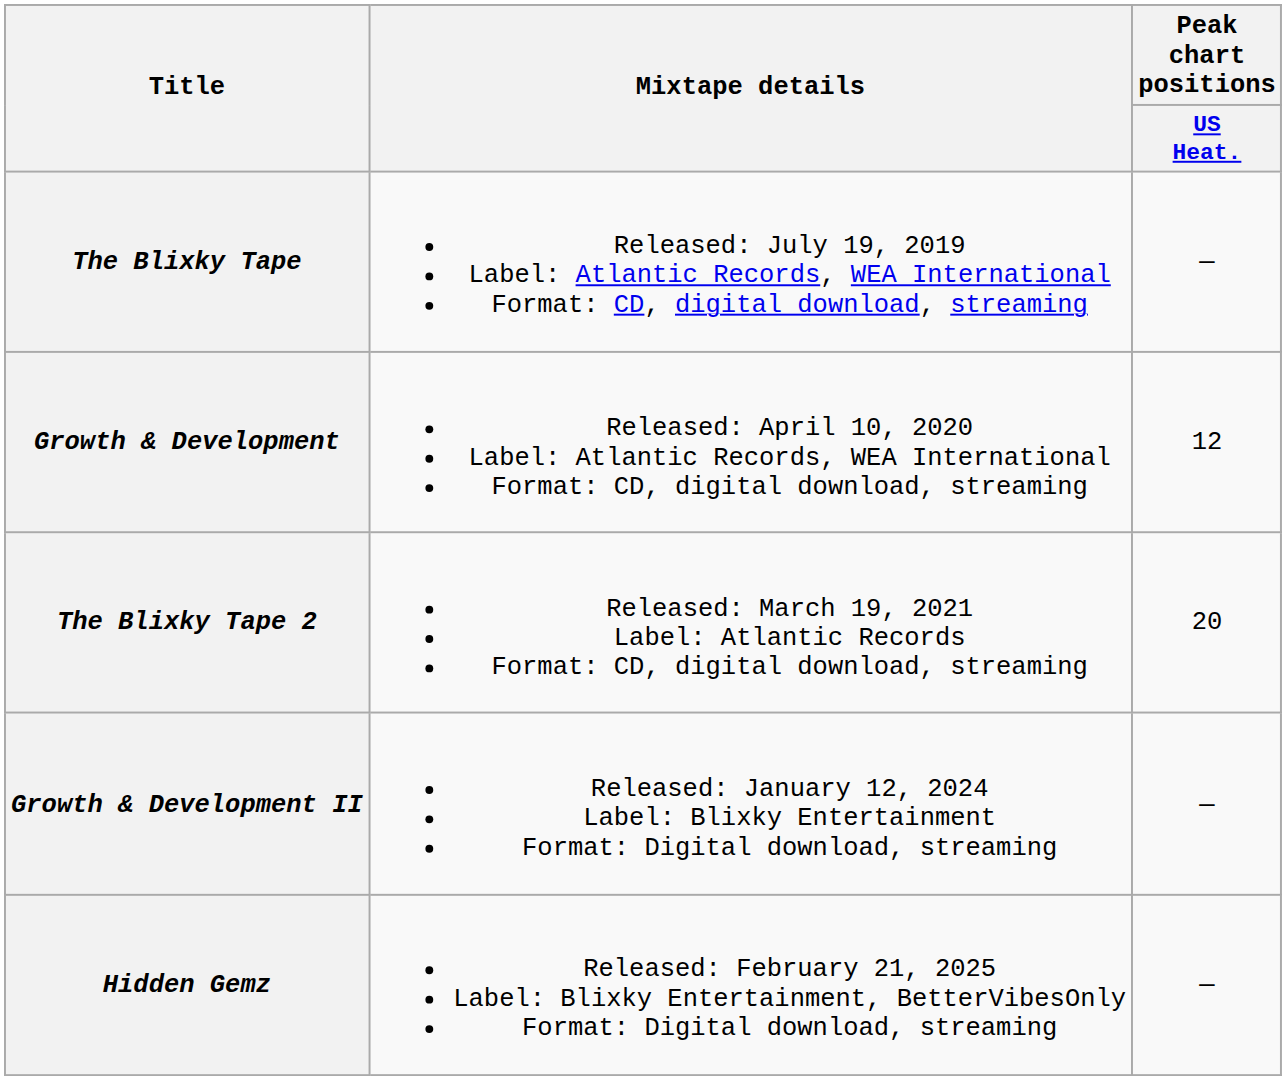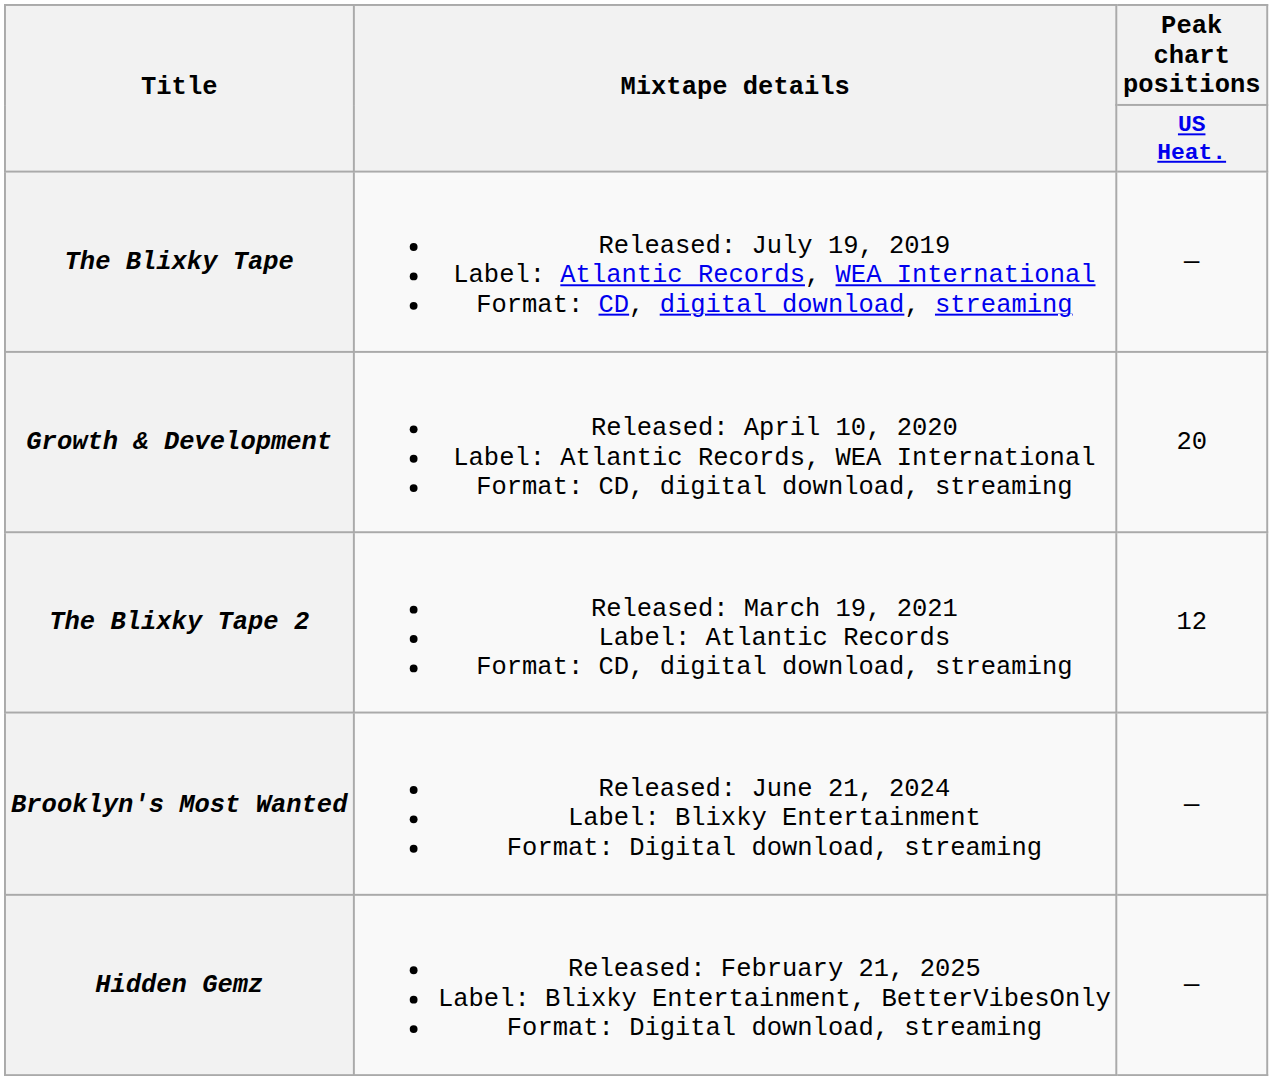(1207, 442) 12 -> (1192, 442) 20
(1207, 623) 20 -> (1192, 623) 12
- row: (187, 804)
+ row: (179, 804)
